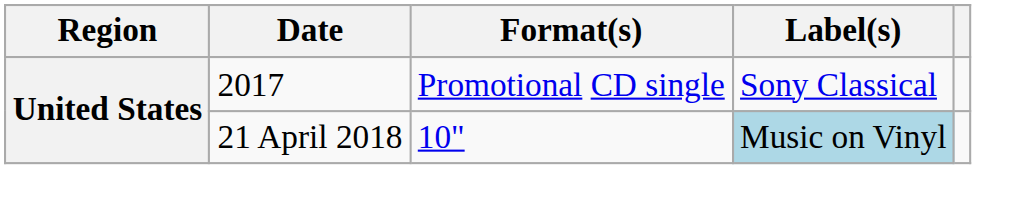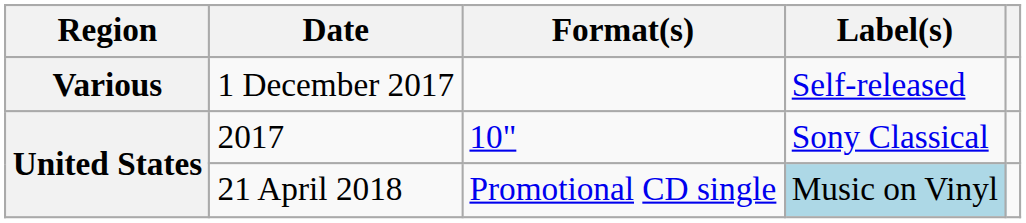+ row: (336, 83)
(571, 83) Promotional CD single -> (493, 136) 10"
(441, 136) 10" -> (623, 189) Promotional CD single
